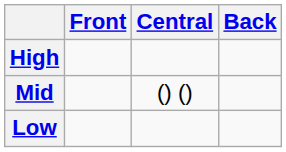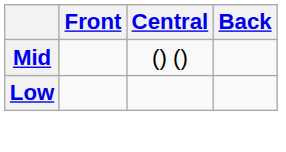- row: (35, 57)
